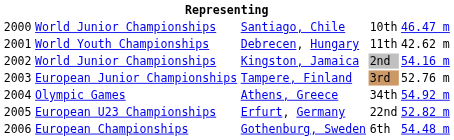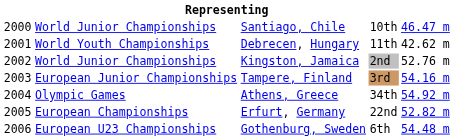(425, 61) 54.16 m -> (425, 61) 52.76 m
(425, 78) 52.76 m -> (425, 78) 54.16 m
(126, 112) European U23 Championships -> (112, 112) European Championships
(112, 129) European Championships -> (126, 129) European U23 Championships
